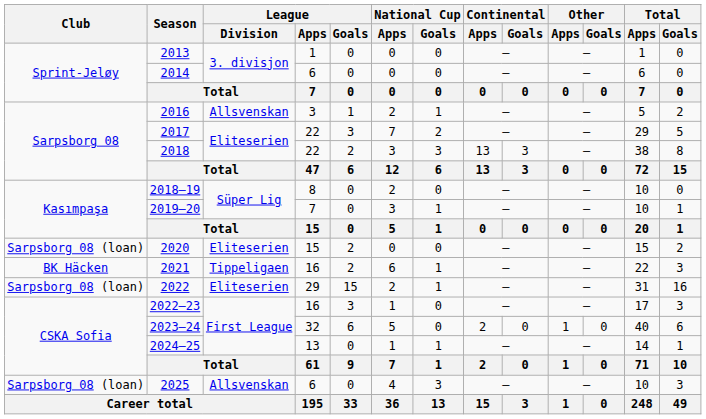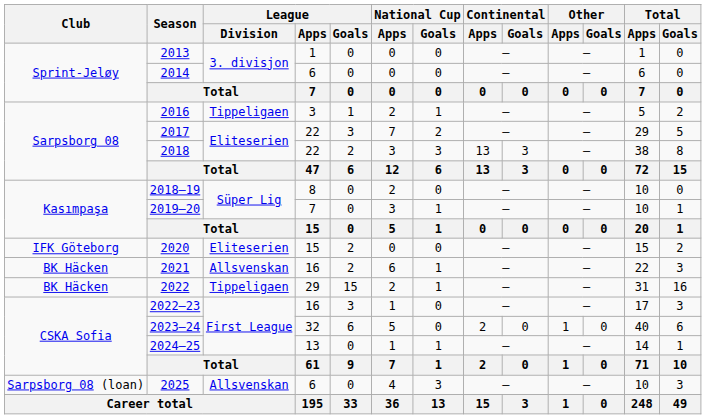(249, 112) Allsvenskan -> (249, 112) Tippeligaen
(76, 248) Sarpsborg 08 (loan) -> (76, 248) IFK Göteborg
(249, 268) Tippeligaen -> (249, 268) Allsvenskan
(76, 287) Sarpsborg 08 (loan) -> (76, 287) BK Häcken
(249, 287) Eliteserien -> (249, 287) Tippeligaen
